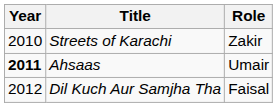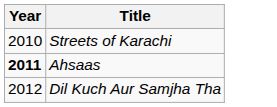- column: (249, 16)
